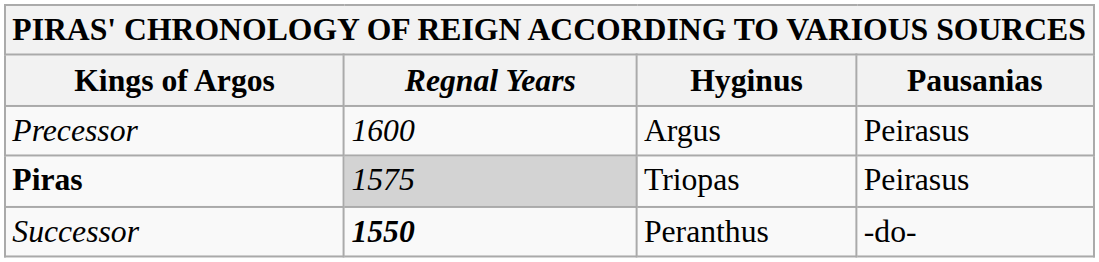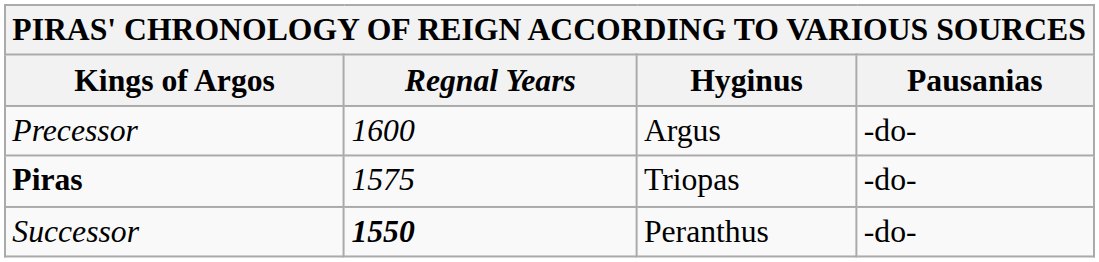(917, 130) Peirasus -> (890, 130) -do-
(383, 180) lightgrey background -> (383, 180) no background
(917, 180) Peirasus -> (890, 180) -do-
